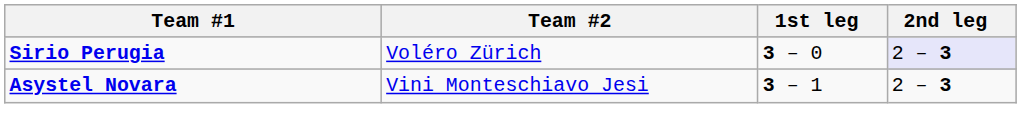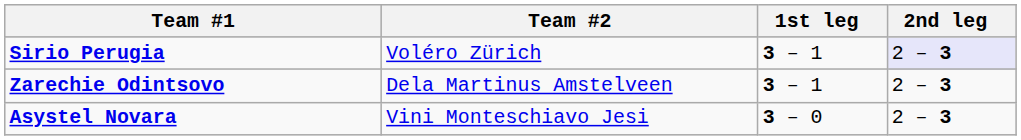(793, 53) 3 – 0 -> (793, 53) 3 – 1
+ row: (117, 86)
(793, 86) 3 – 1 -> (793, 118) 3 – 0
